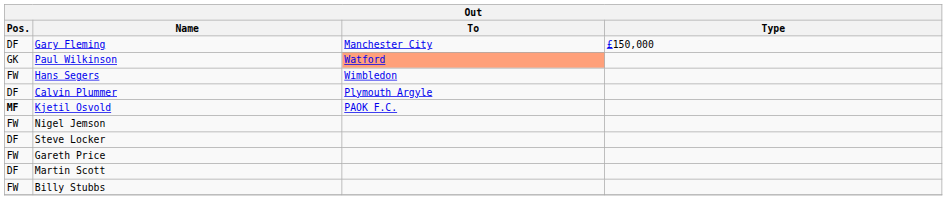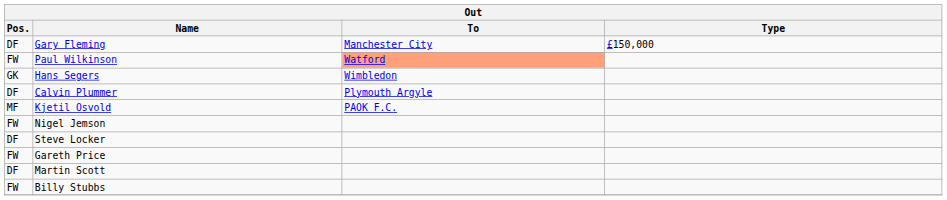(13, 60) GK -> (13, 60) FW
(13, 76) FW -> (13, 76) GK
(13, 108) bold -> (13, 108) normal
